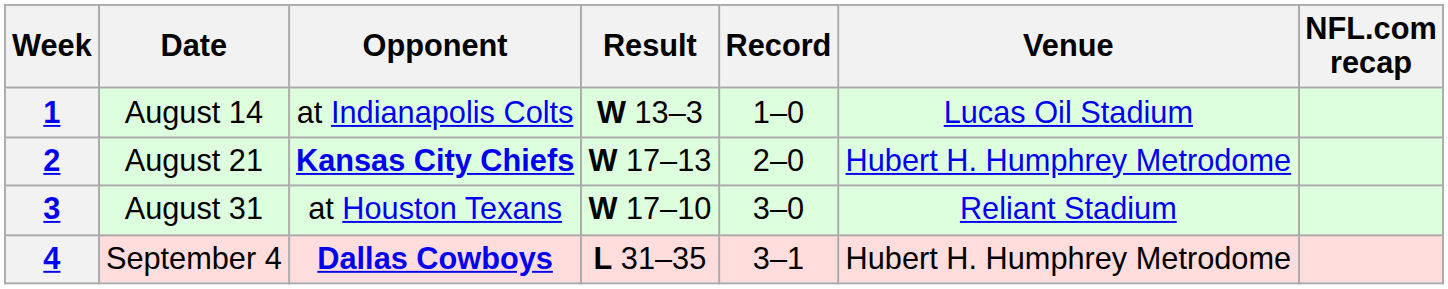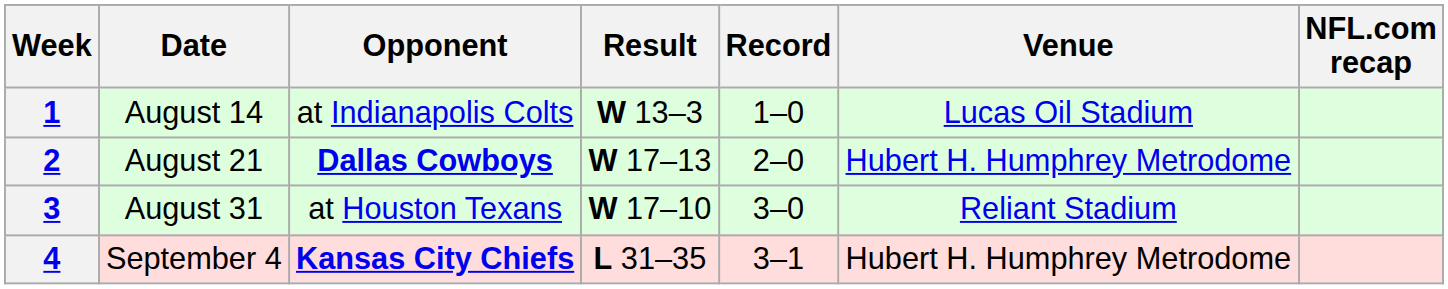(435, 160) Kansas City Chiefs -> (435, 160) Dallas Cowboys
(435, 258) Dallas Cowboys -> (435, 258) Kansas City Chiefs
